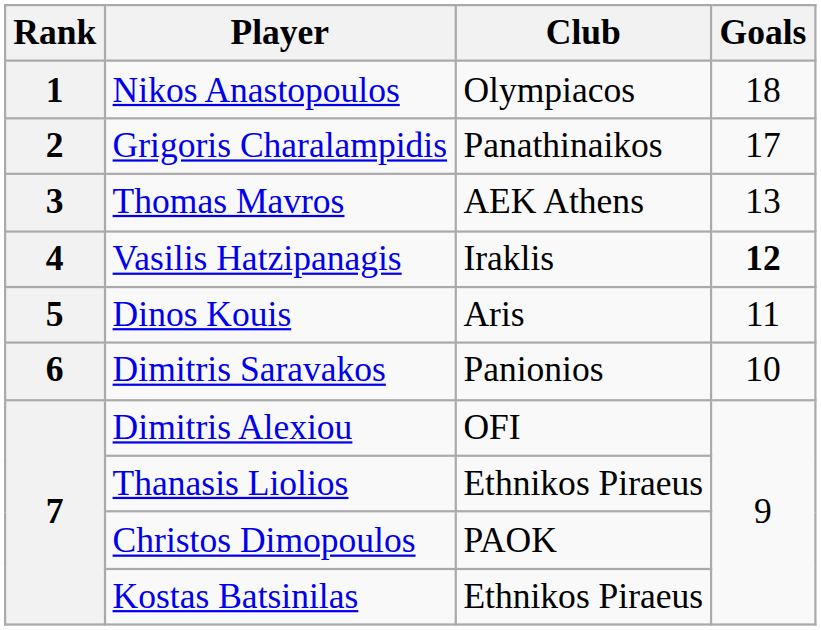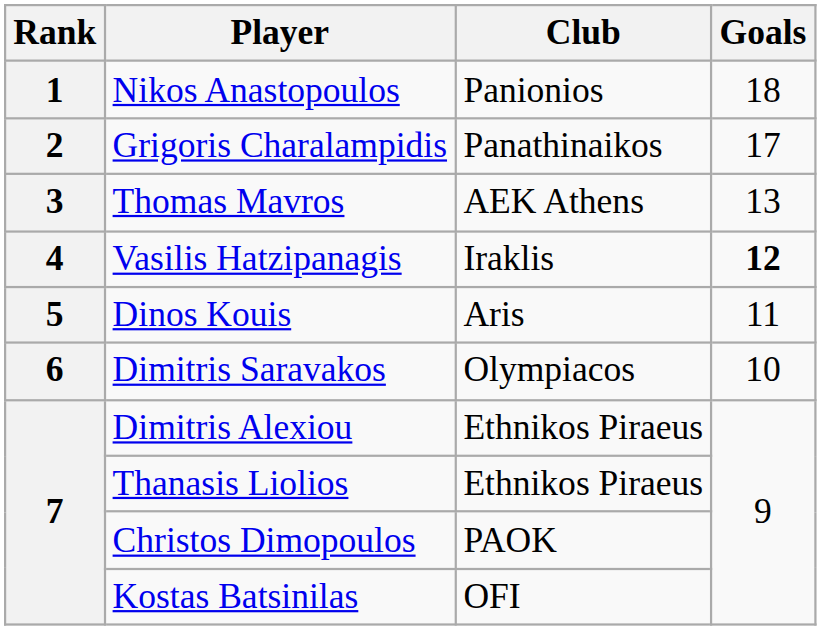(549, 88) Olympiacos -> (533, 88) Panionios
(533, 370) Panionios -> (549, 370) Olympiacos
(492, 426) OFI -> (583, 426) Ethnikos Piraeus
(583, 595) Ethnikos Piraeus -> (492, 595) OFI
